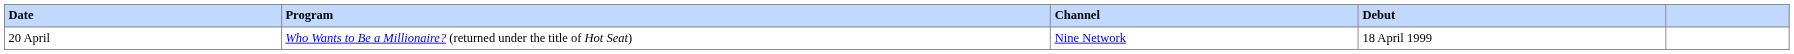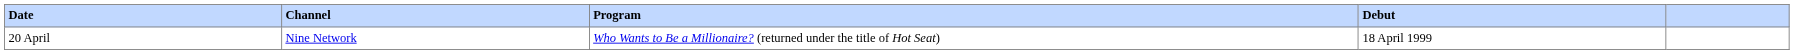columns swapped: (309, 15) <-> (1077, 15)
